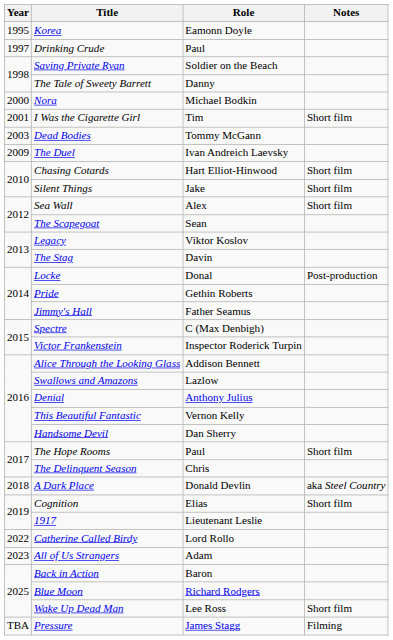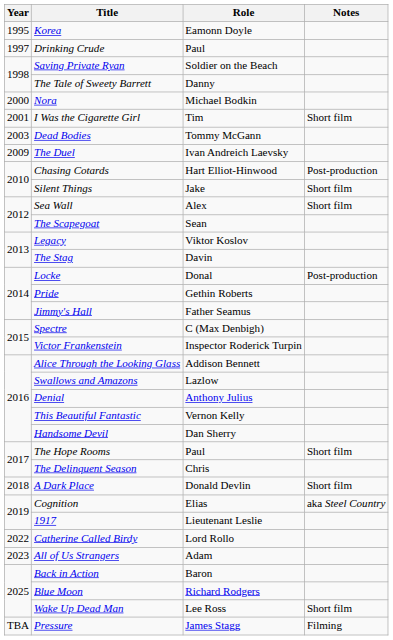(329, 170) Short film -> (342, 170) Post-production
(346, 485) aka Steel Country -> (329, 485) Short film
(329, 503) Short film -> (346, 503) aka Steel Country
